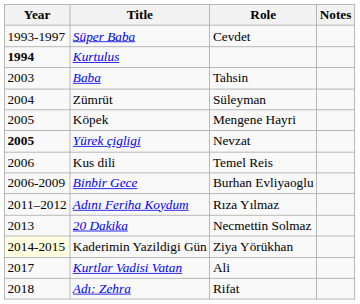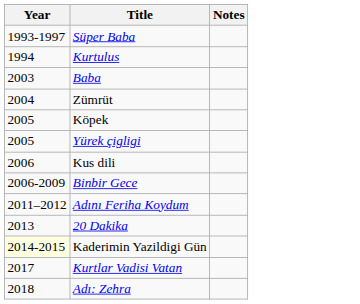- column: (263, 15)
(21, 57) bold -> (21, 57) normal
(21, 141) bold -> (21, 141) normal
